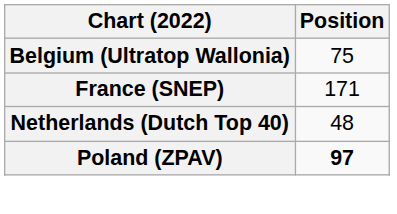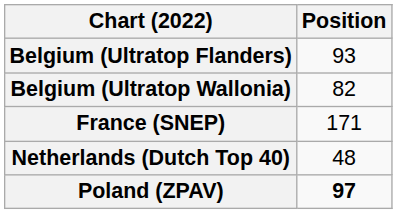+ row: (151, 55)
(342, 55) 75 -> (344, 89) 82
